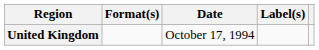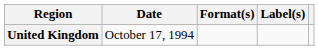columns swapped: (210, 14) <-> (132, 14)
